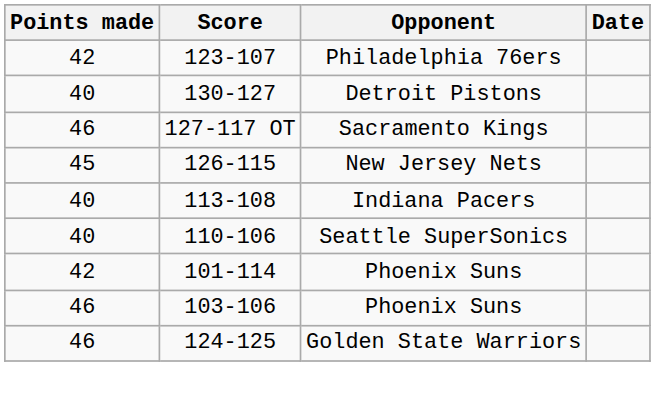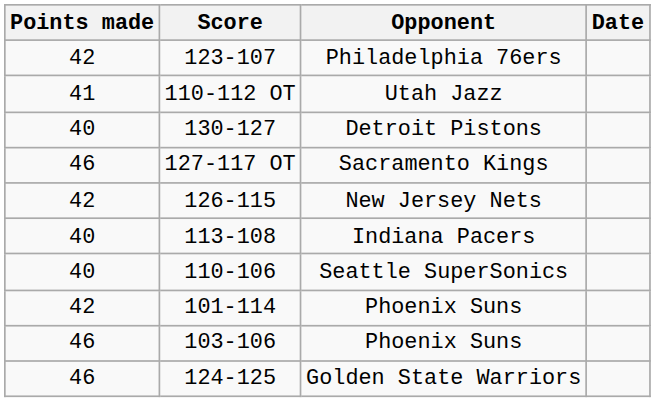+ row: (230, 94)
(82, 165) 45 -> (82, 201) 42
